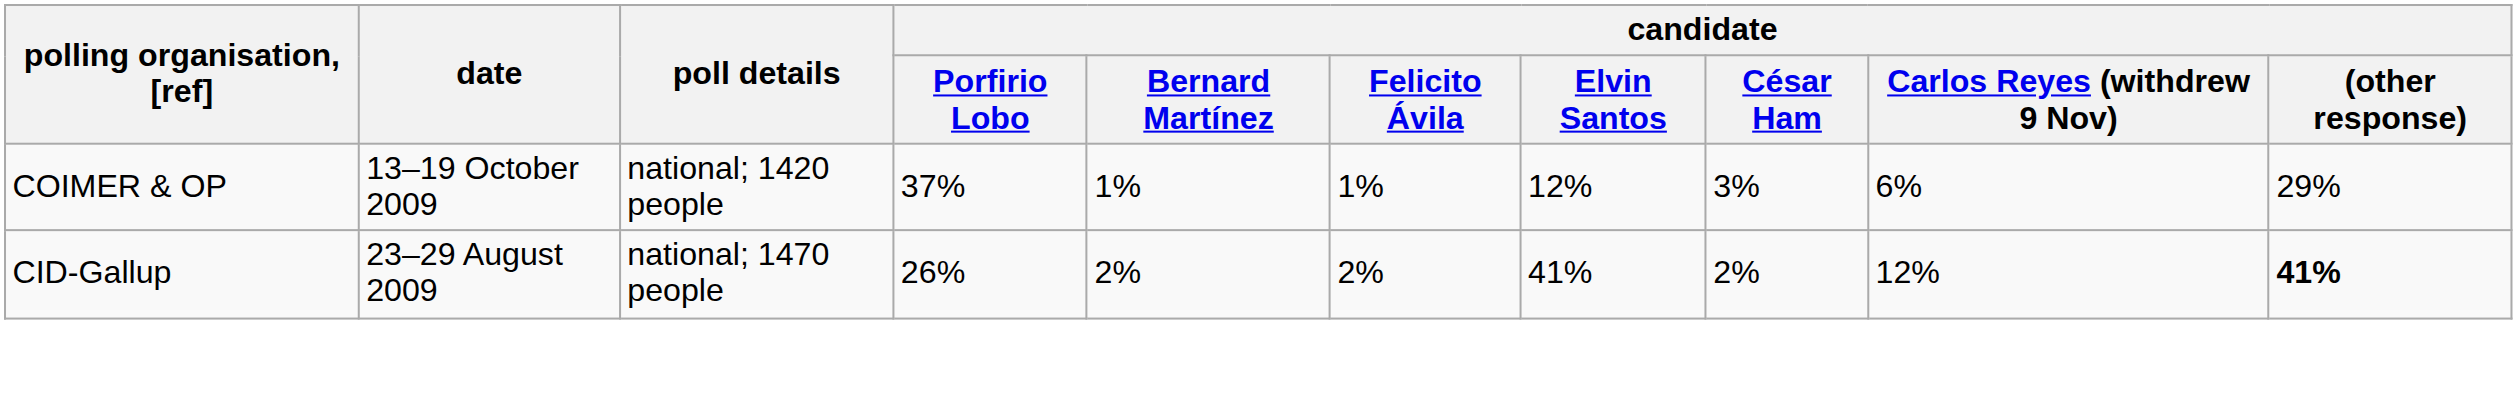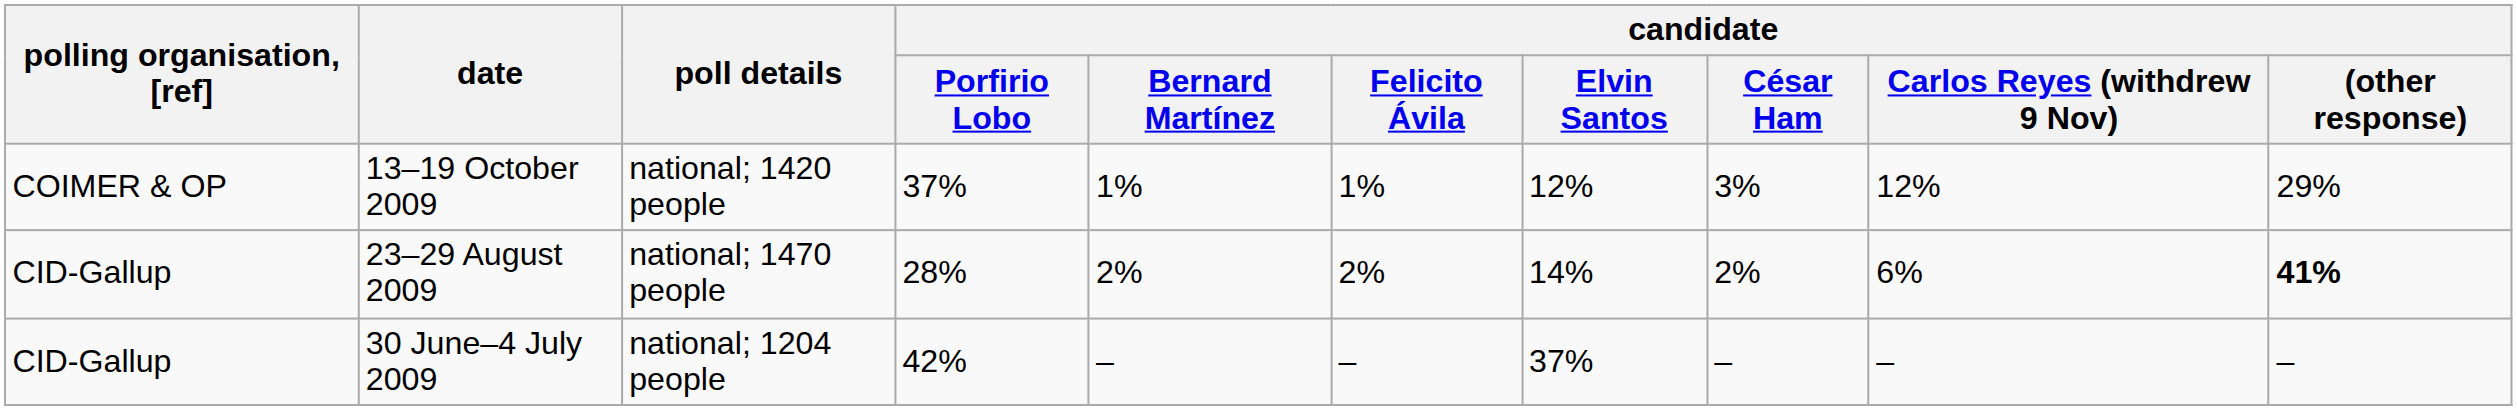(1899, 186) 6% -> (1909, 186) 12%
(933, 273) 26% -> (935, 273) 28%
(1560, 273) 41% -> (1561, 273) 14%
(1908, 273) 12% -> (1900, 273) 6%
+ row: (474, 360)
